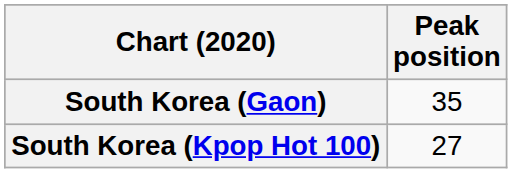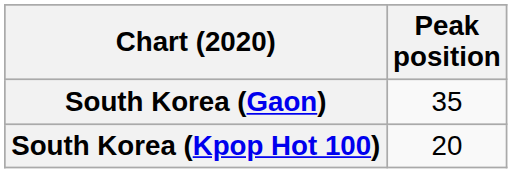(447, 145) 27 -> (447, 145) 20
